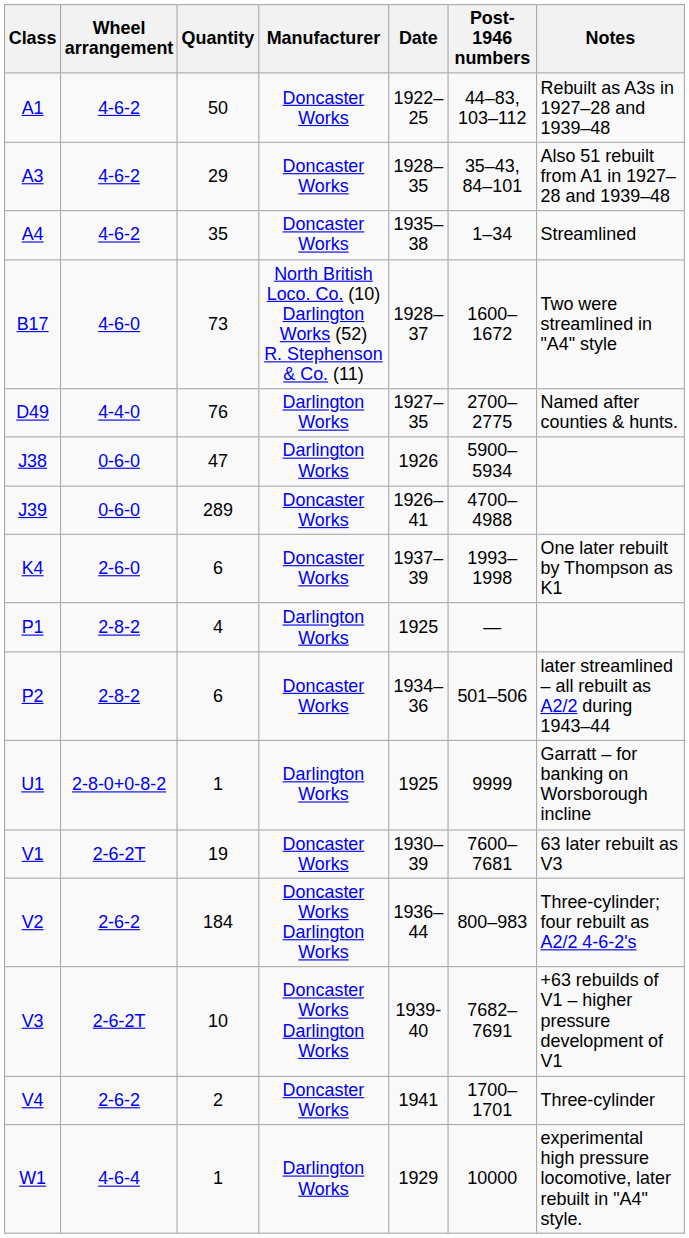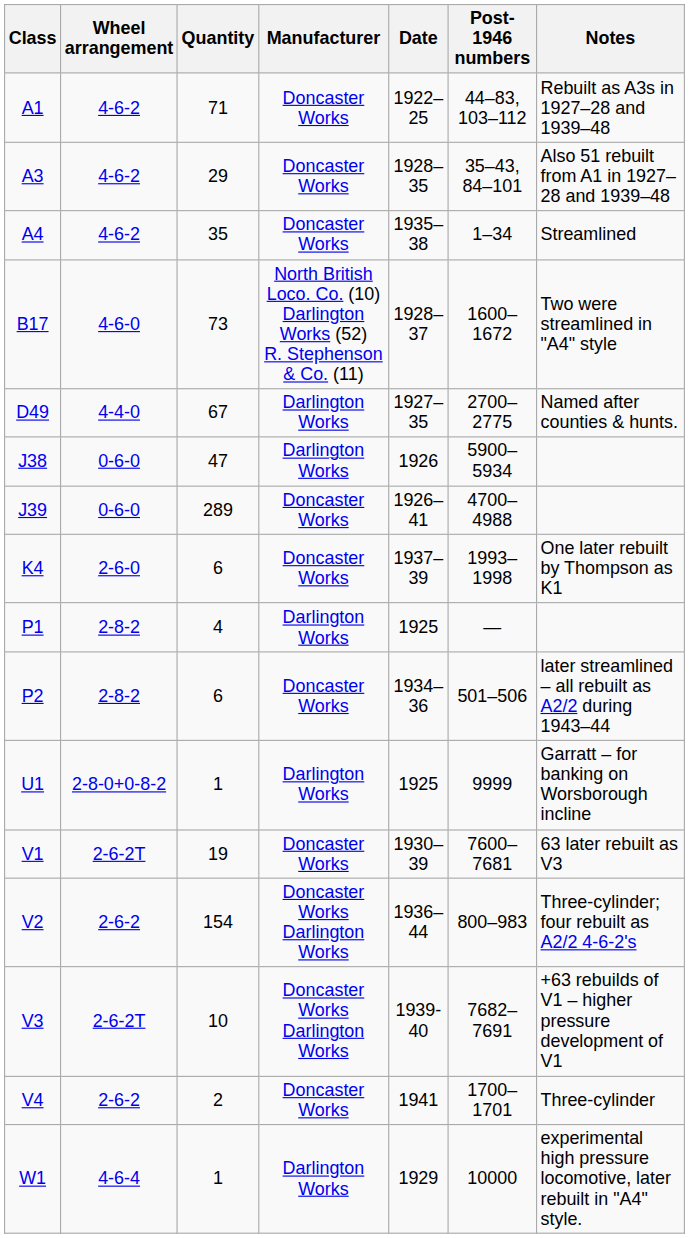(218, 107) 50 -> (218, 107) 71
(218, 412) 76 -> (218, 412) 67
(218, 922) 184 -> (218, 922) 154
